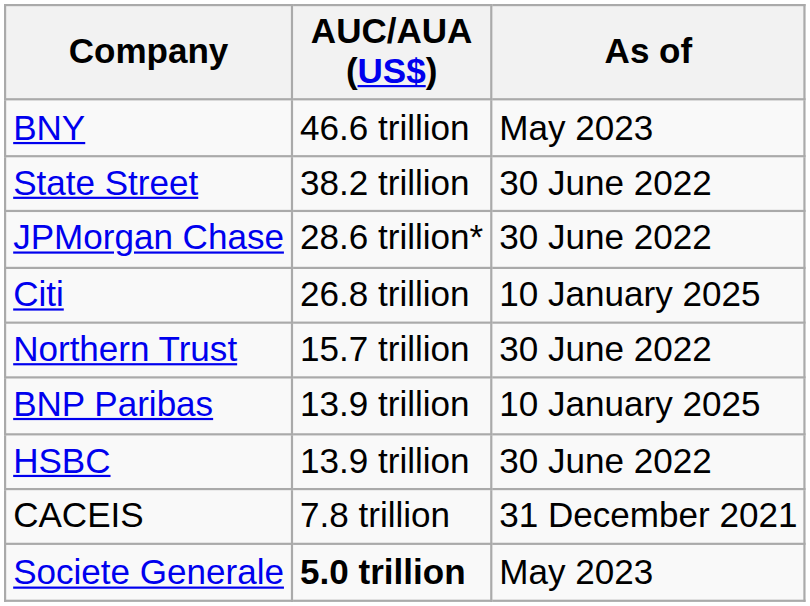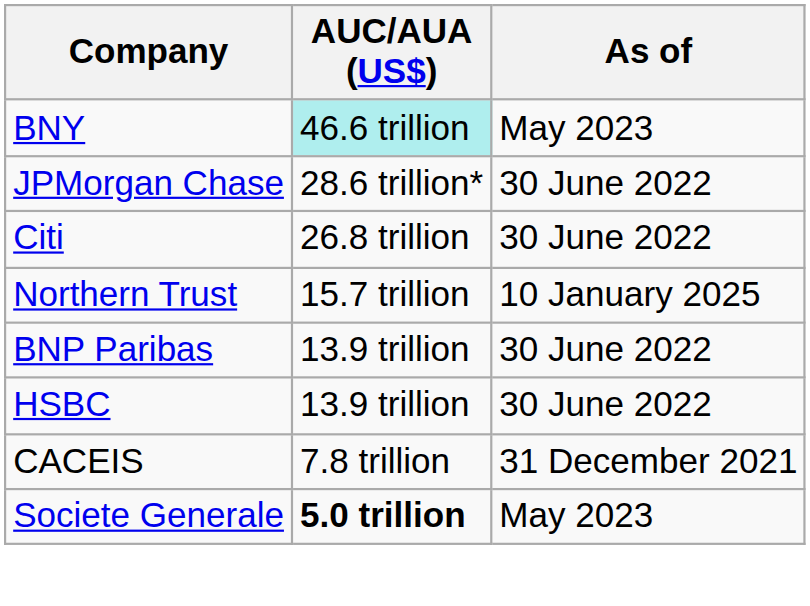(385, 127) no background -> (385, 127) paleturquoise background
- row: (106, 182)
(630, 293) 10 January 2025 -> (606, 238) 30 June 2022
(606, 349) 30 June 2022 -> (630, 293) 10 January 2025
(630, 405) 10 January 2025 -> (606, 349) 30 June 2022
